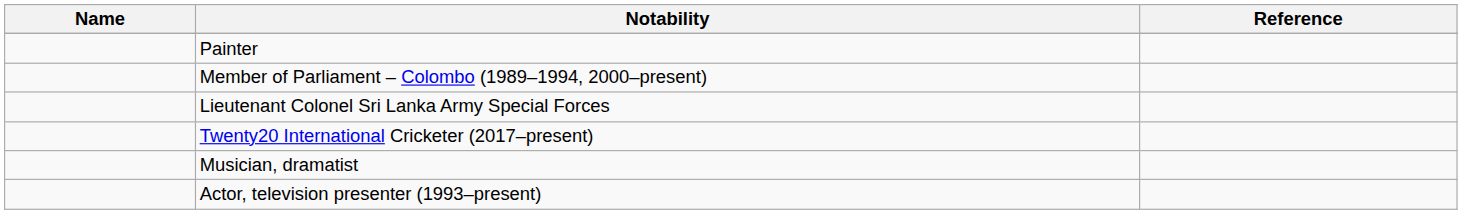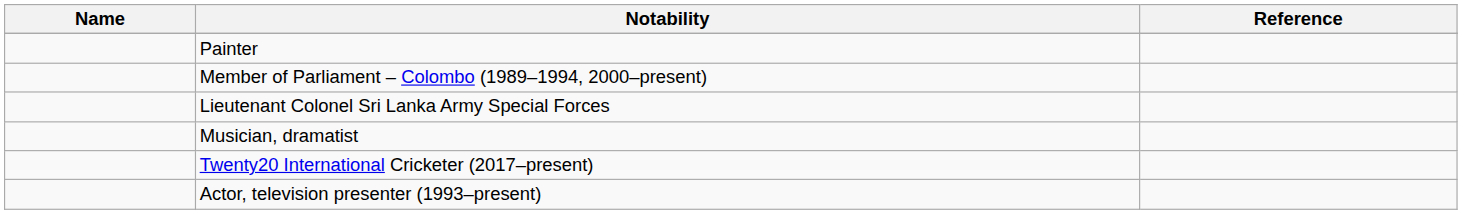rows swapped: (279, 164) <-> (397, 135)
